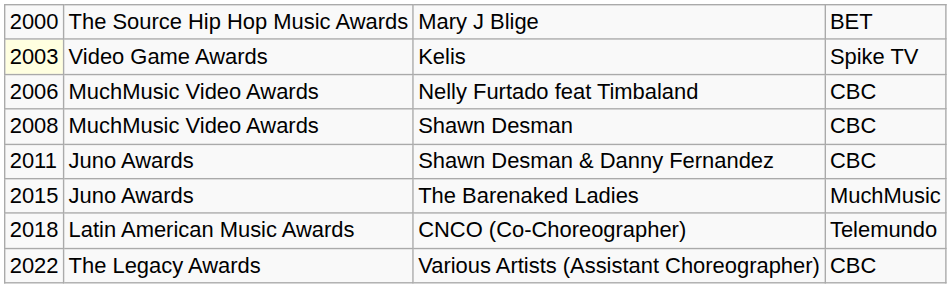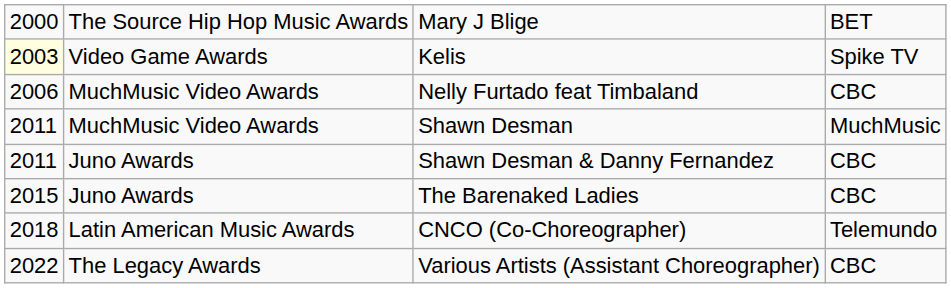(34, 126) 2008 -> (33, 126) 2011
(853, 126) CBC -> (885, 126) MuchMusic
(885, 195) MuchMusic -> (853, 195) CBC
